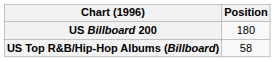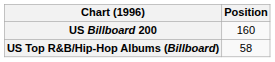(246, 30) 180 -> (246, 30) 160
